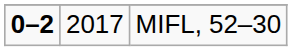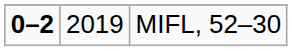(95, 25) 2017 -> (95, 25) 2019
